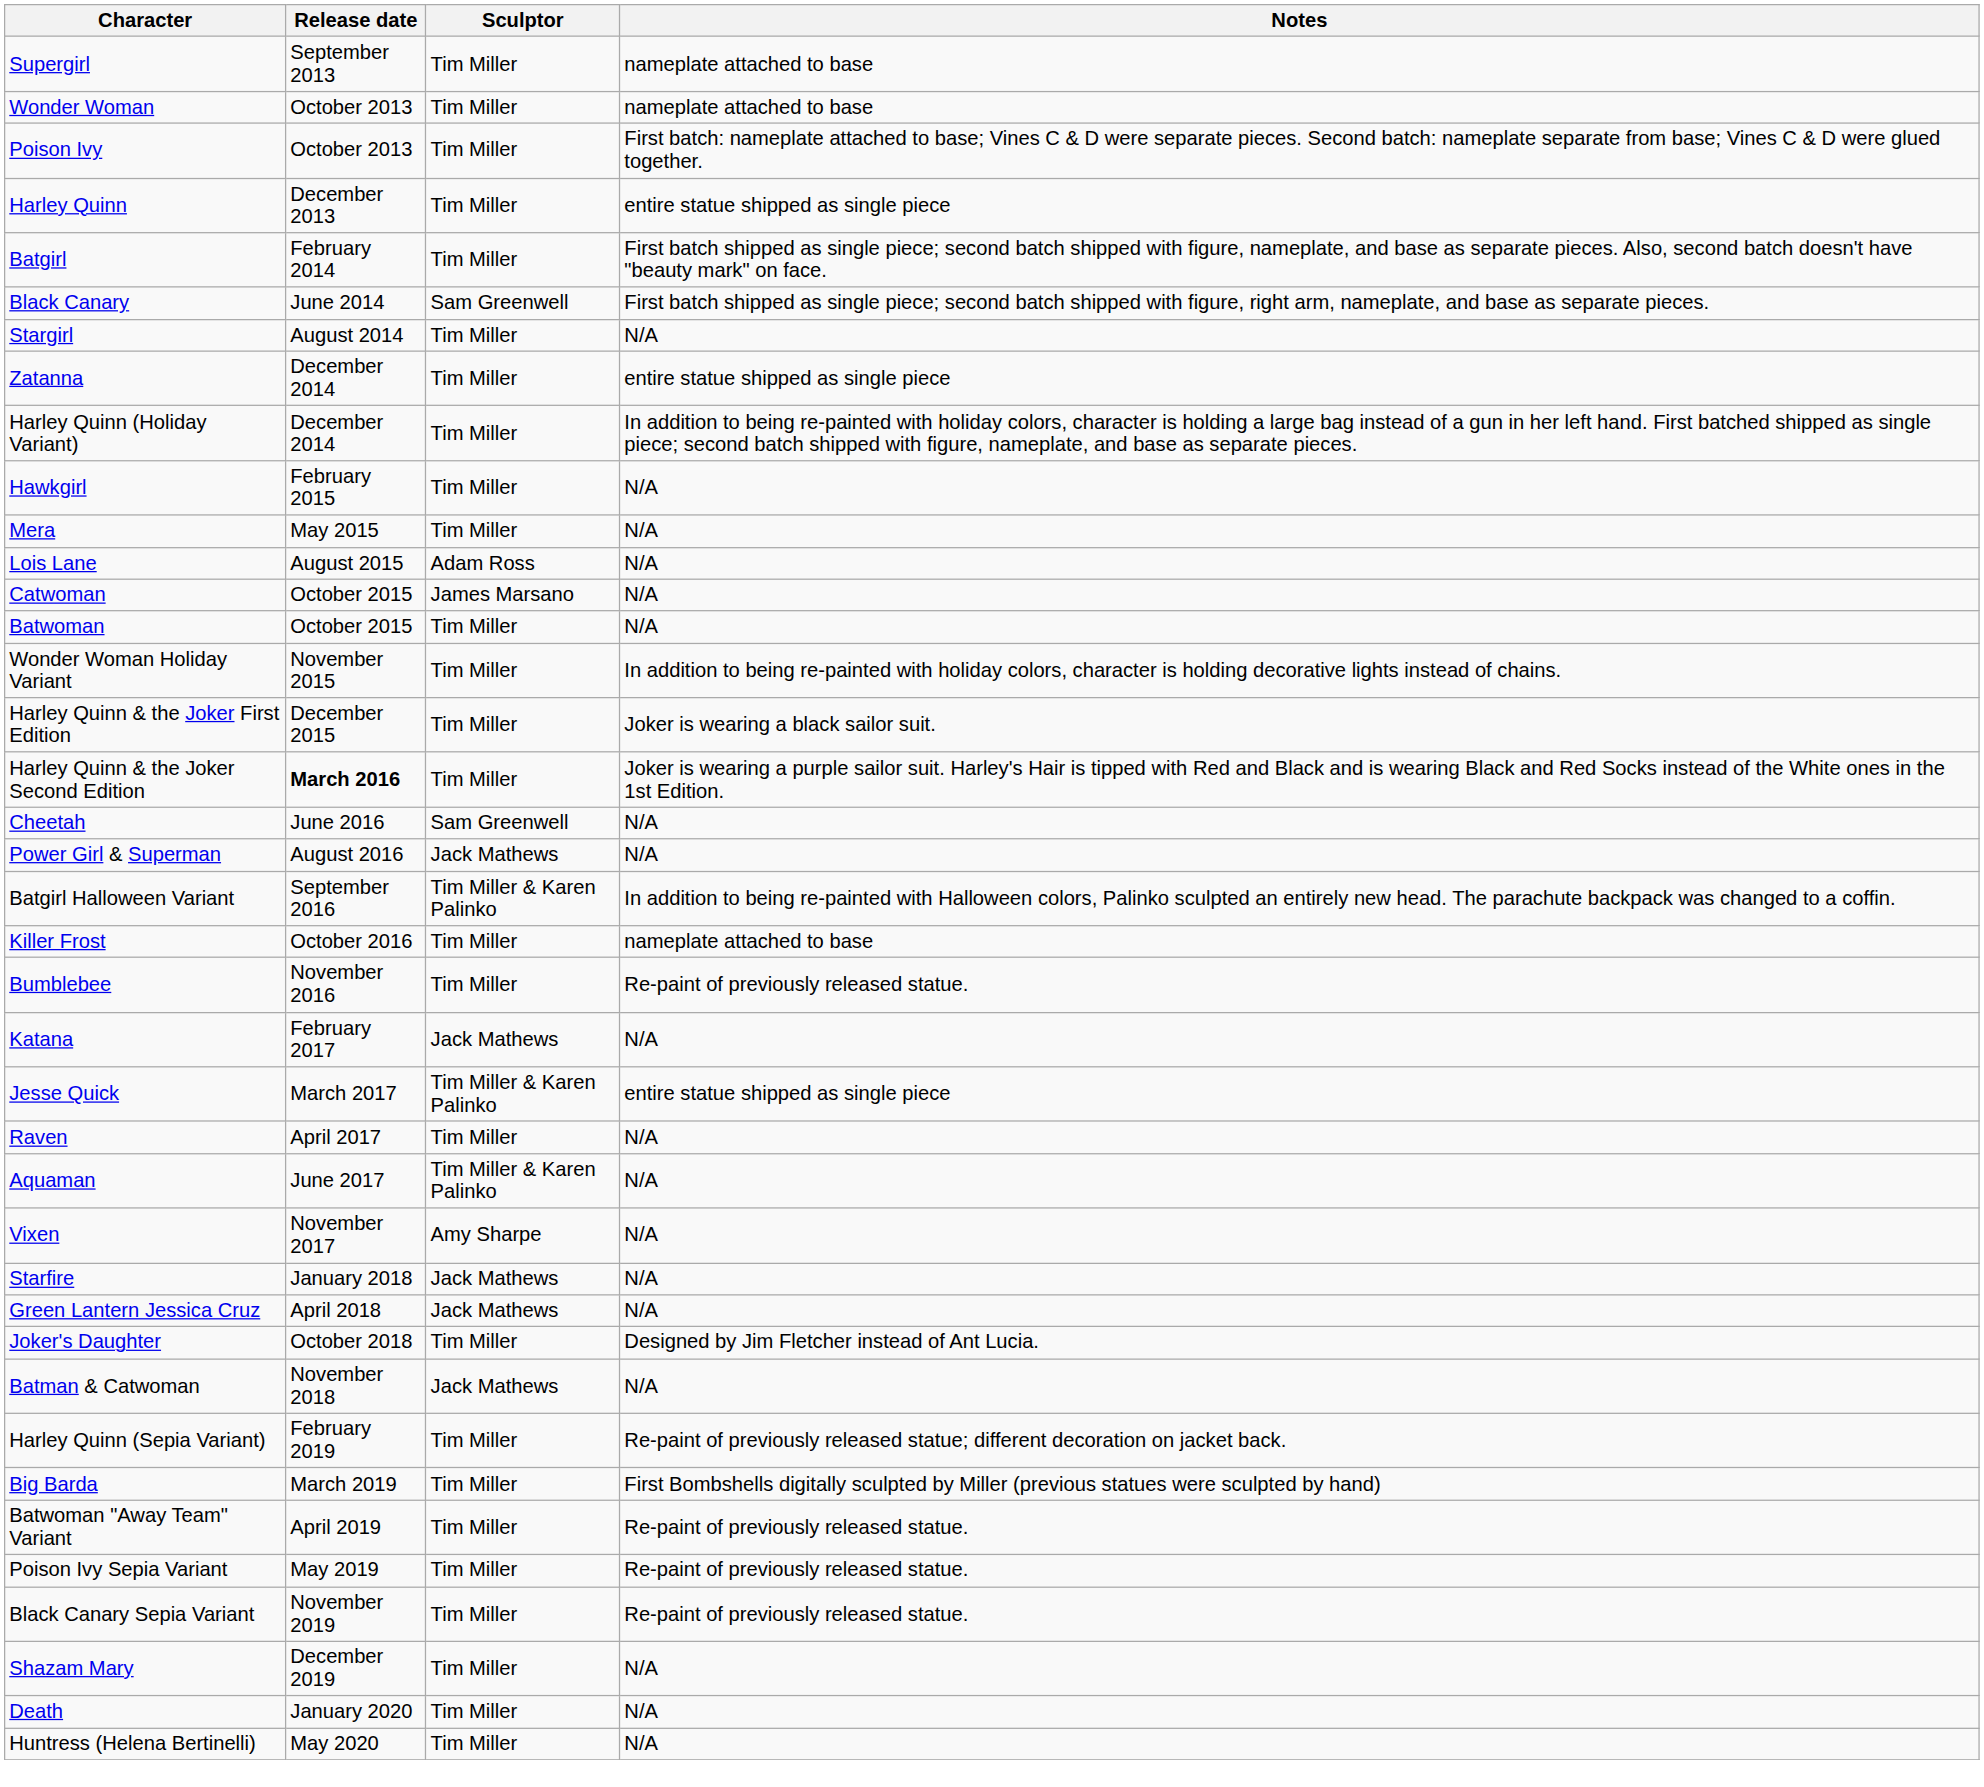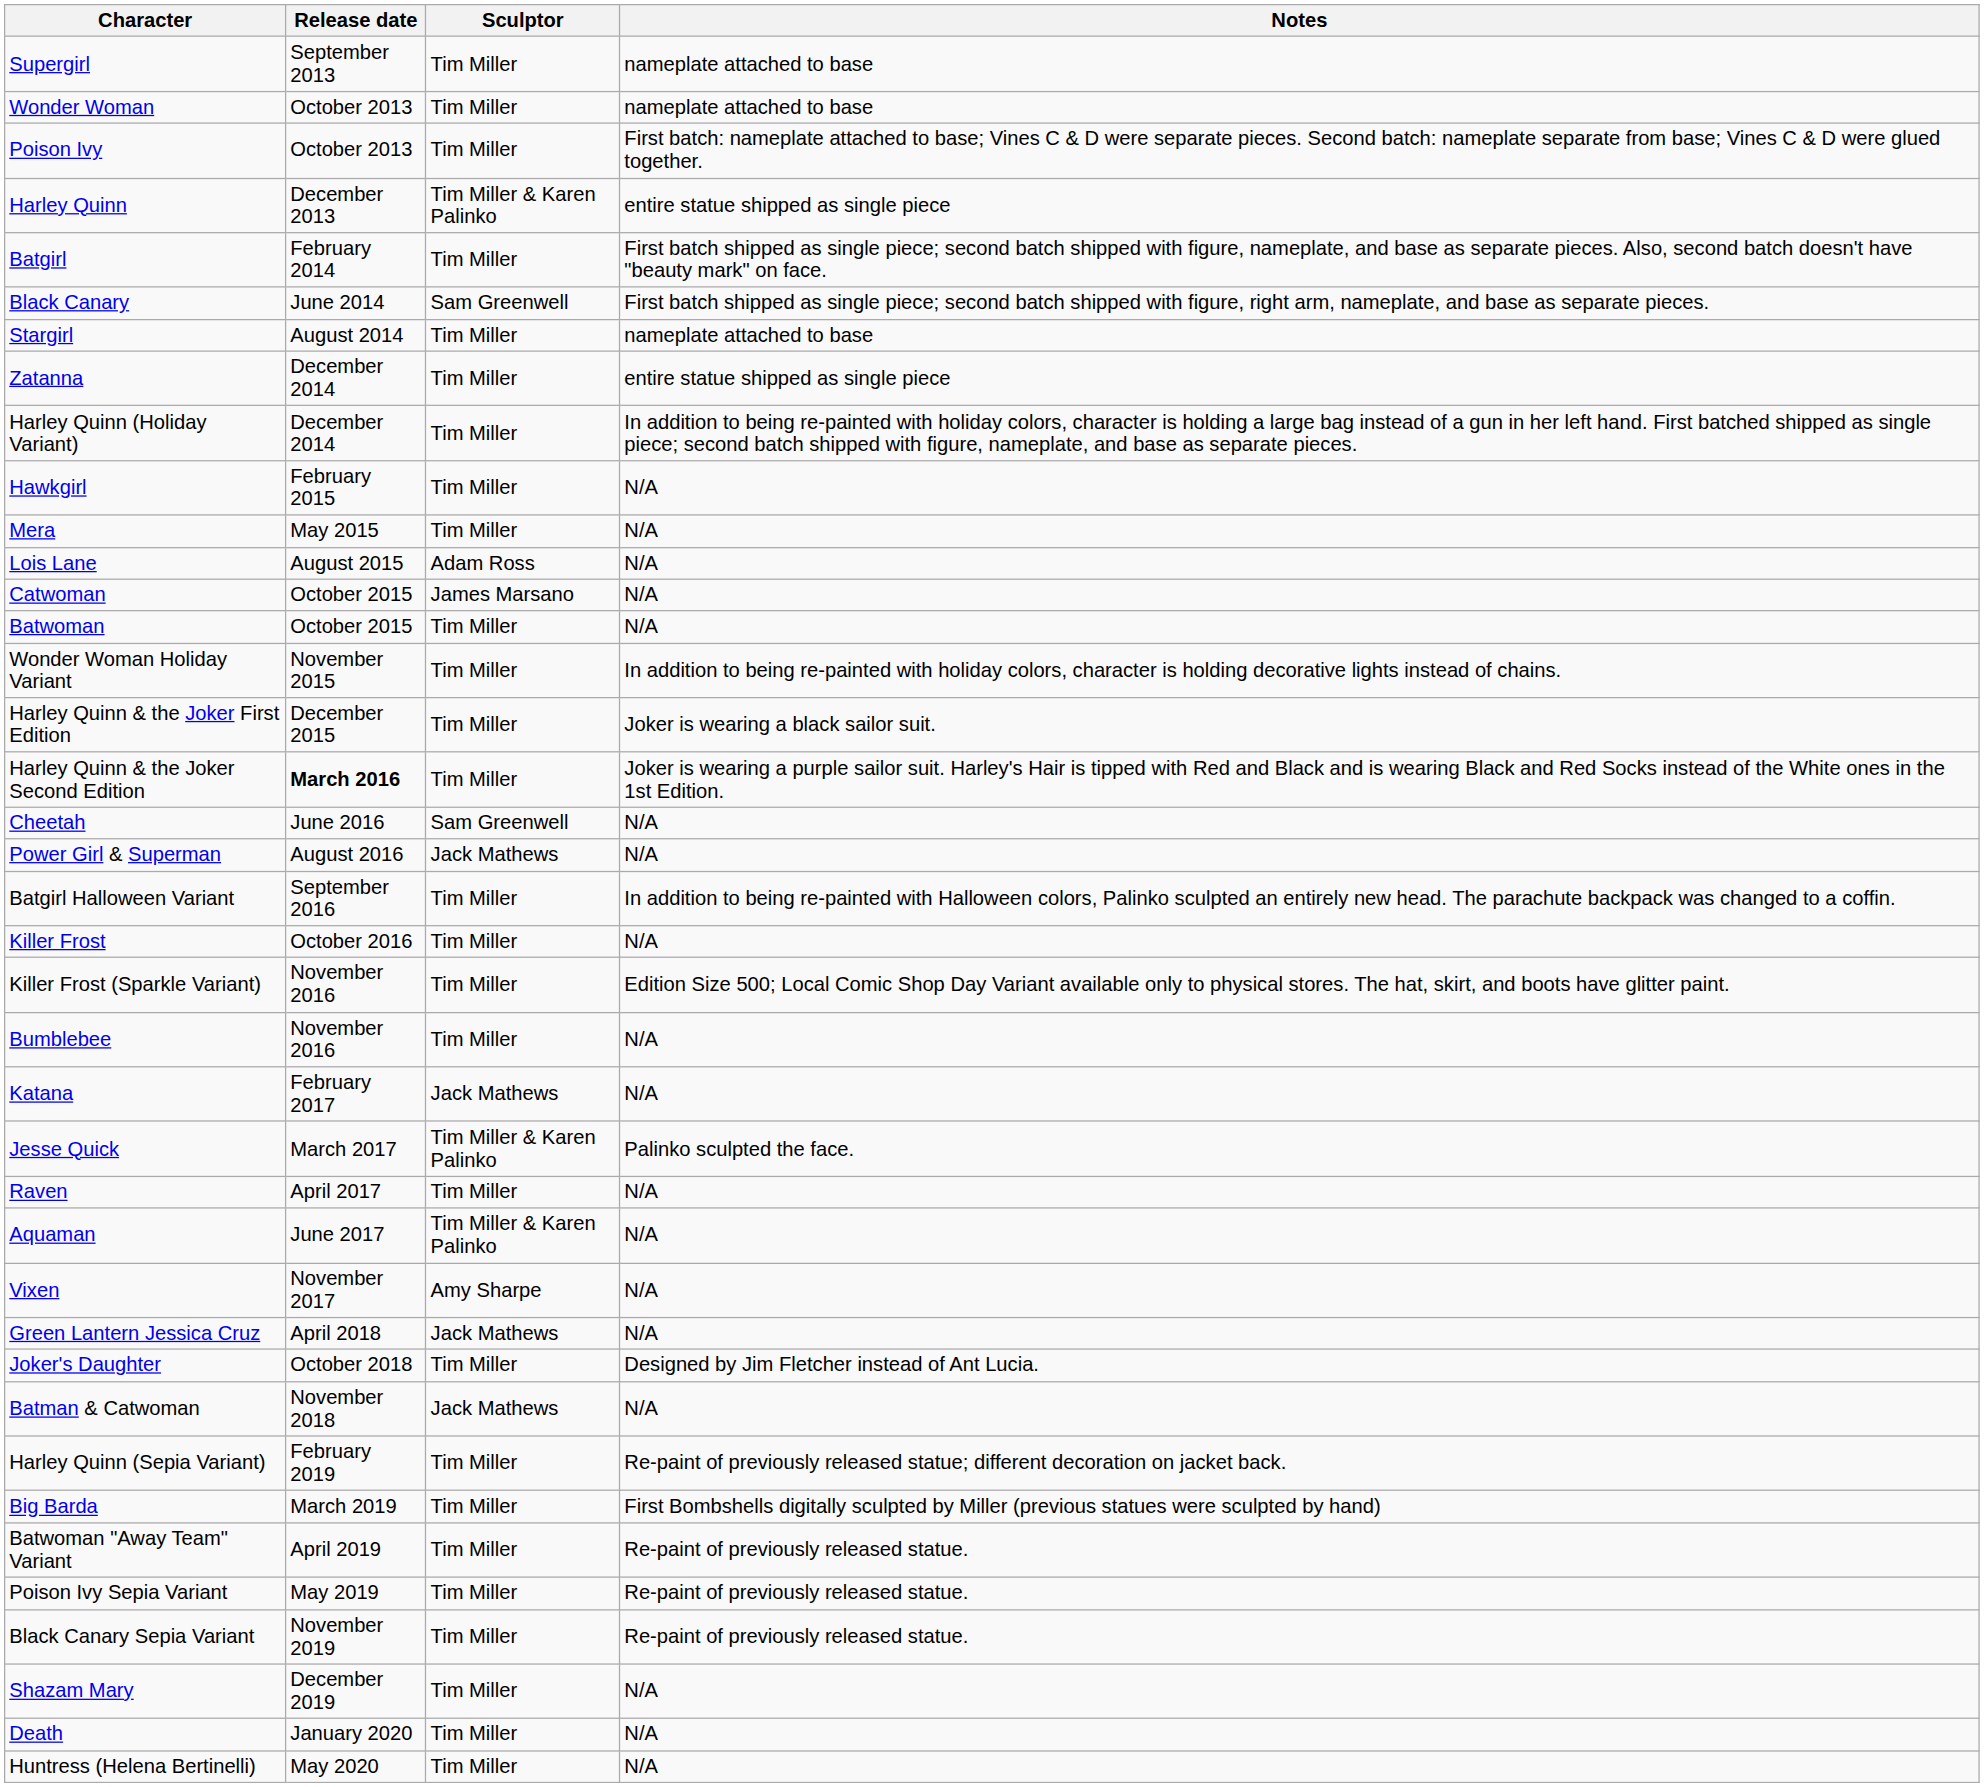(474, 205) Tim Miller -> (513, 205) Tim Miller & Karen Palinko
(641, 335) N/A -> (749, 335) nameplate attached to base
(513, 898) Tim Miller & Karen Palinko -> (474, 898) Tim Miller
(749, 941) nameplate attached to base -> (641, 941) N/A
+ row: (135, 984)
(796, 984) Re-paint of previously released statue. -> (641, 1039) N/A
(787, 1094) entire statue shipped as single piece -> (739, 1148) Palinko sculpted the face.
- row: (42, 1278)
